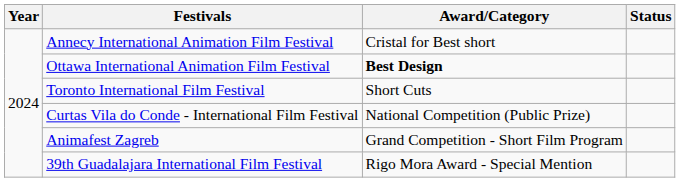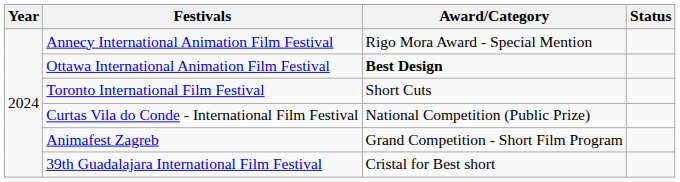(430, 41) Cristal for Best short -> (479, 41) Rigo Mora Award - Special Mention
(479, 164) Rigo Mora Award - Special Mention -> (430, 164) Cristal for Best short
